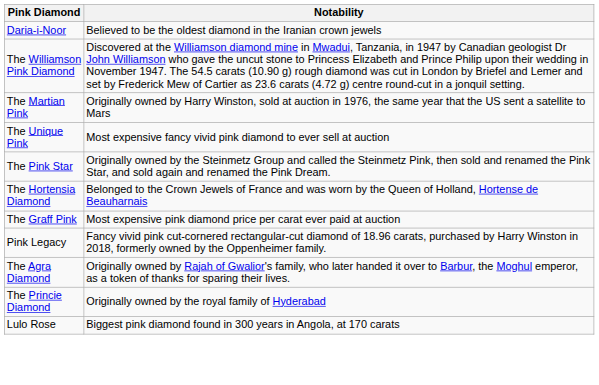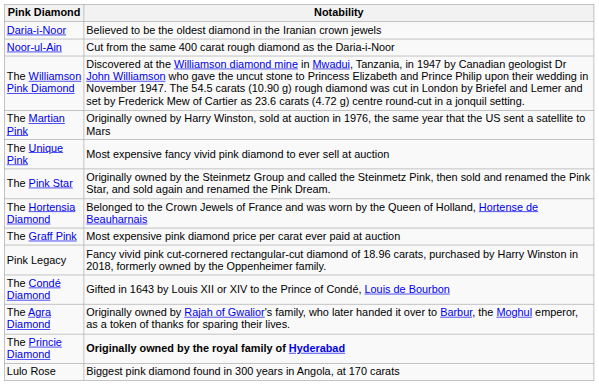+ row: (34, 47)
+ row: (34, 289)
(206, 301) normal -> (216, 348) bold
